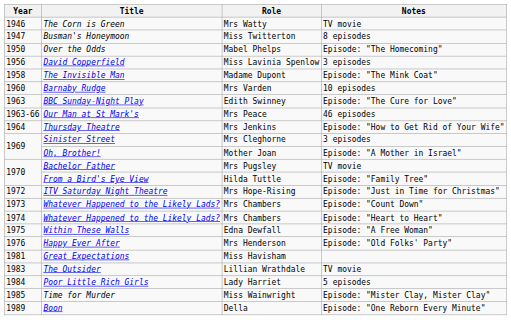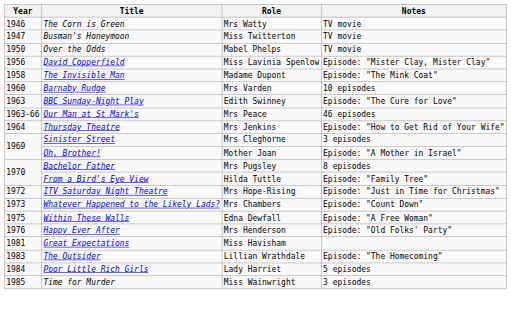(347, 37) 8 episodes -> (342, 37) TV movie
(383, 50) Episode: "The Homecoming" -> (342, 50) TV movie
(347, 62) 3 episodes -> (407, 62) Episode: "Mister Clay, Mister Clay"
(342, 166) TV movie -> (347, 166) 8 episodes
- row: (16, 218)
(342, 269) TV movie -> (383, 256) Episode: "The Homecoming"
(407, 295) Episode: "Mister Clay, Mister Clay" -> (347, 282) 3 episodes
- row: (16, 308)
